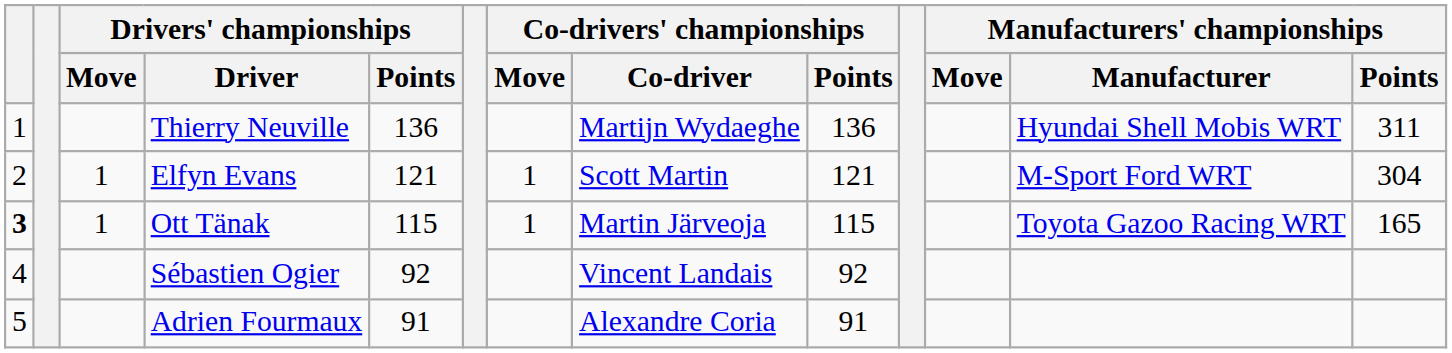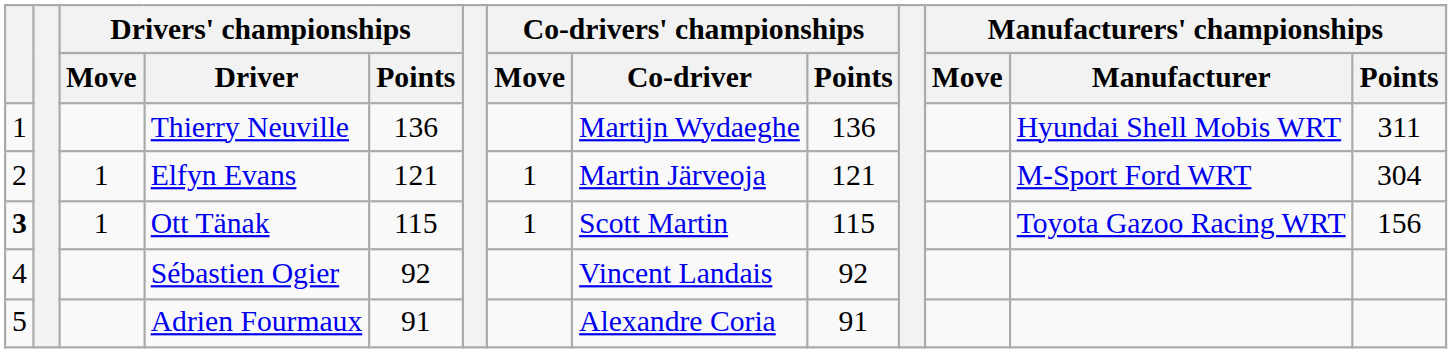(654, 175) Scott Martin -> (673, 175) Martin Järveoja
(673, 224) Martin Järveoja -> (654, 224) Scott Martin
(1399, 224) 165 -> (1399, 224) 156
